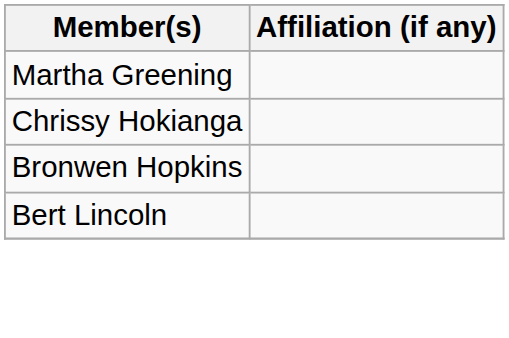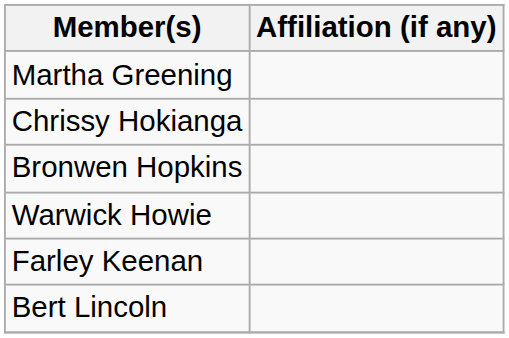+ row: (112, 214)
+ row: (107, 261)
